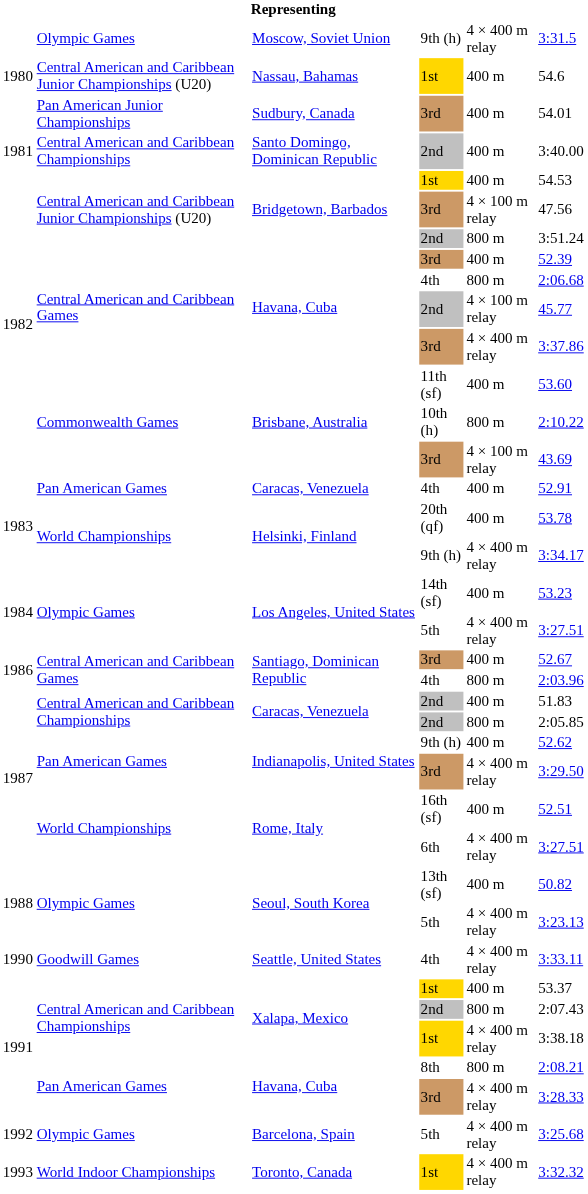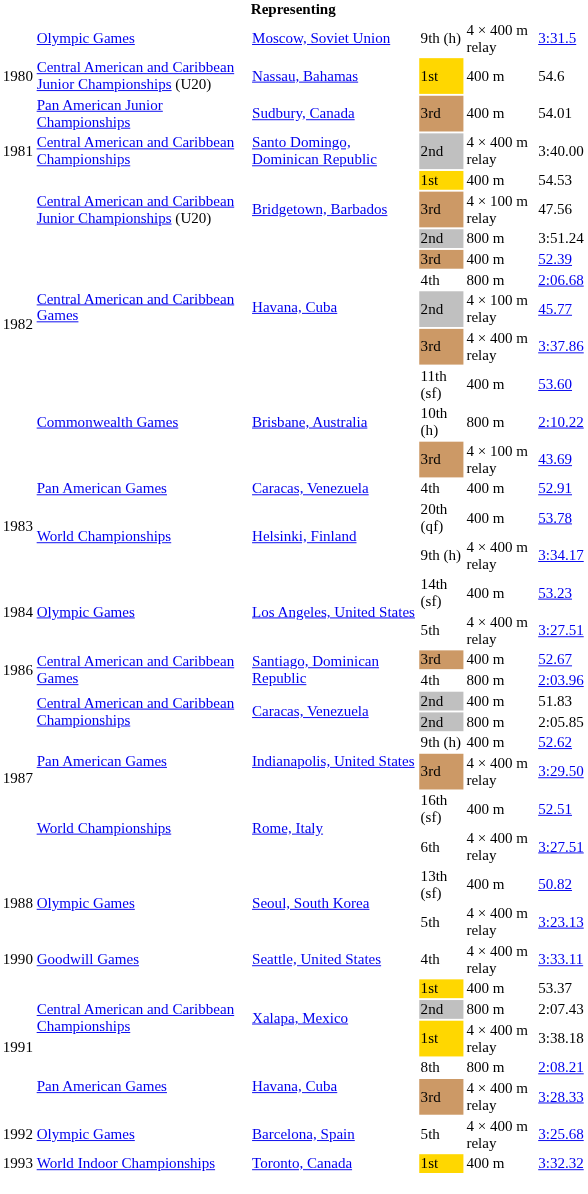(485, 151) 400 m -> (497, 151) 4 × 400 m relay
(497, 1172) 4 × 400 m relay -> (485, 1163) 400 m
